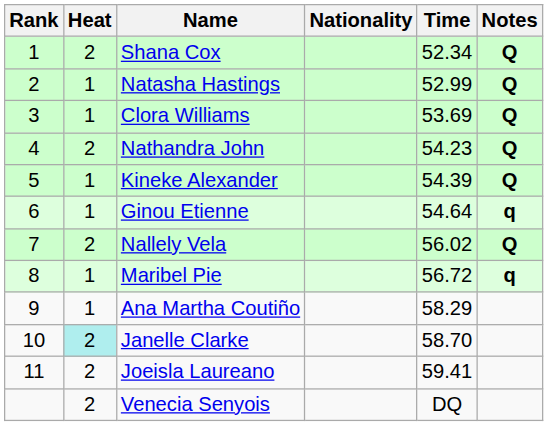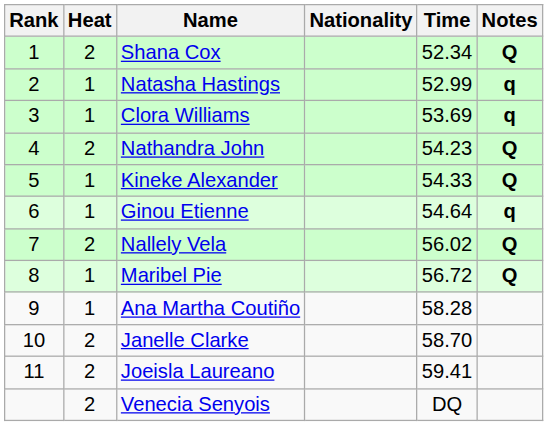(510, 84) Q -> (510, 84) q
(510, 116) Q -> (510, 116) q
(447, 180) 54.39 -> (447, 180) 54.33
(510, 276) q -> (510, 276) Q
(447, 308) 58.29 -> (447, 308) 58.28
(90, 340) paleturquoise background -> (90, 340) no background
